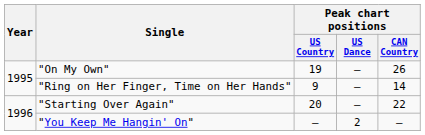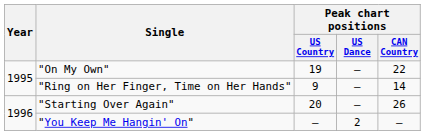(399, 69) 26 -> (399, 69) 22
(399, 104) 22 -> (399, 104) 26
